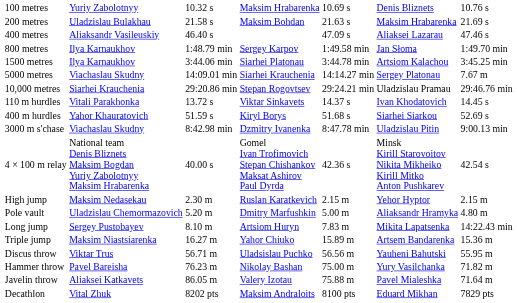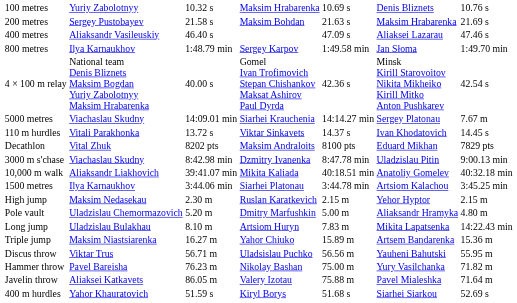(110, 21) Uladzislau Bulakhau -> (106, 21) Sergey Pustobayev
rows swapped: (29, 62) <-> (36, 164)
- row: (32, 89)
rows swapped: (33, 115) <-> (25, 293)
+ row: (34, 173)
(106, 226) Sergey Pustobayev -> (110, 226) Uladzislau Bulakhau
